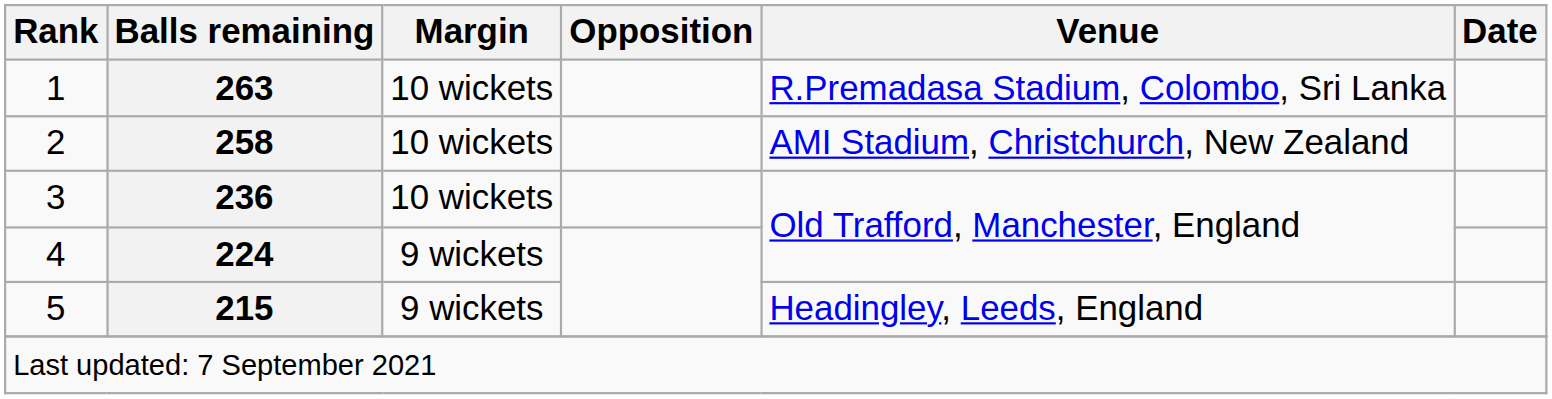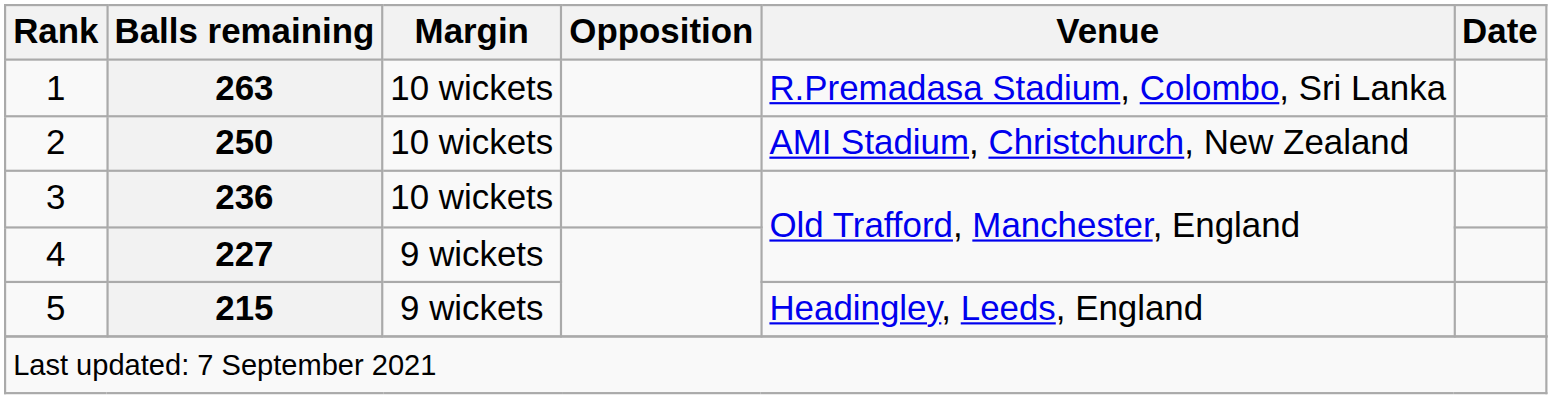(244, 142) 258 -> (244, 142) 250
(244, 253) 224 -> (244, 253) 227
